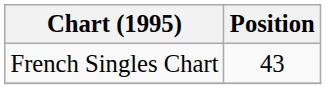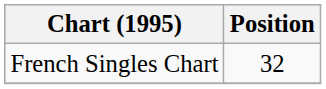(272, 63) 43 -> (272, 63) 32
